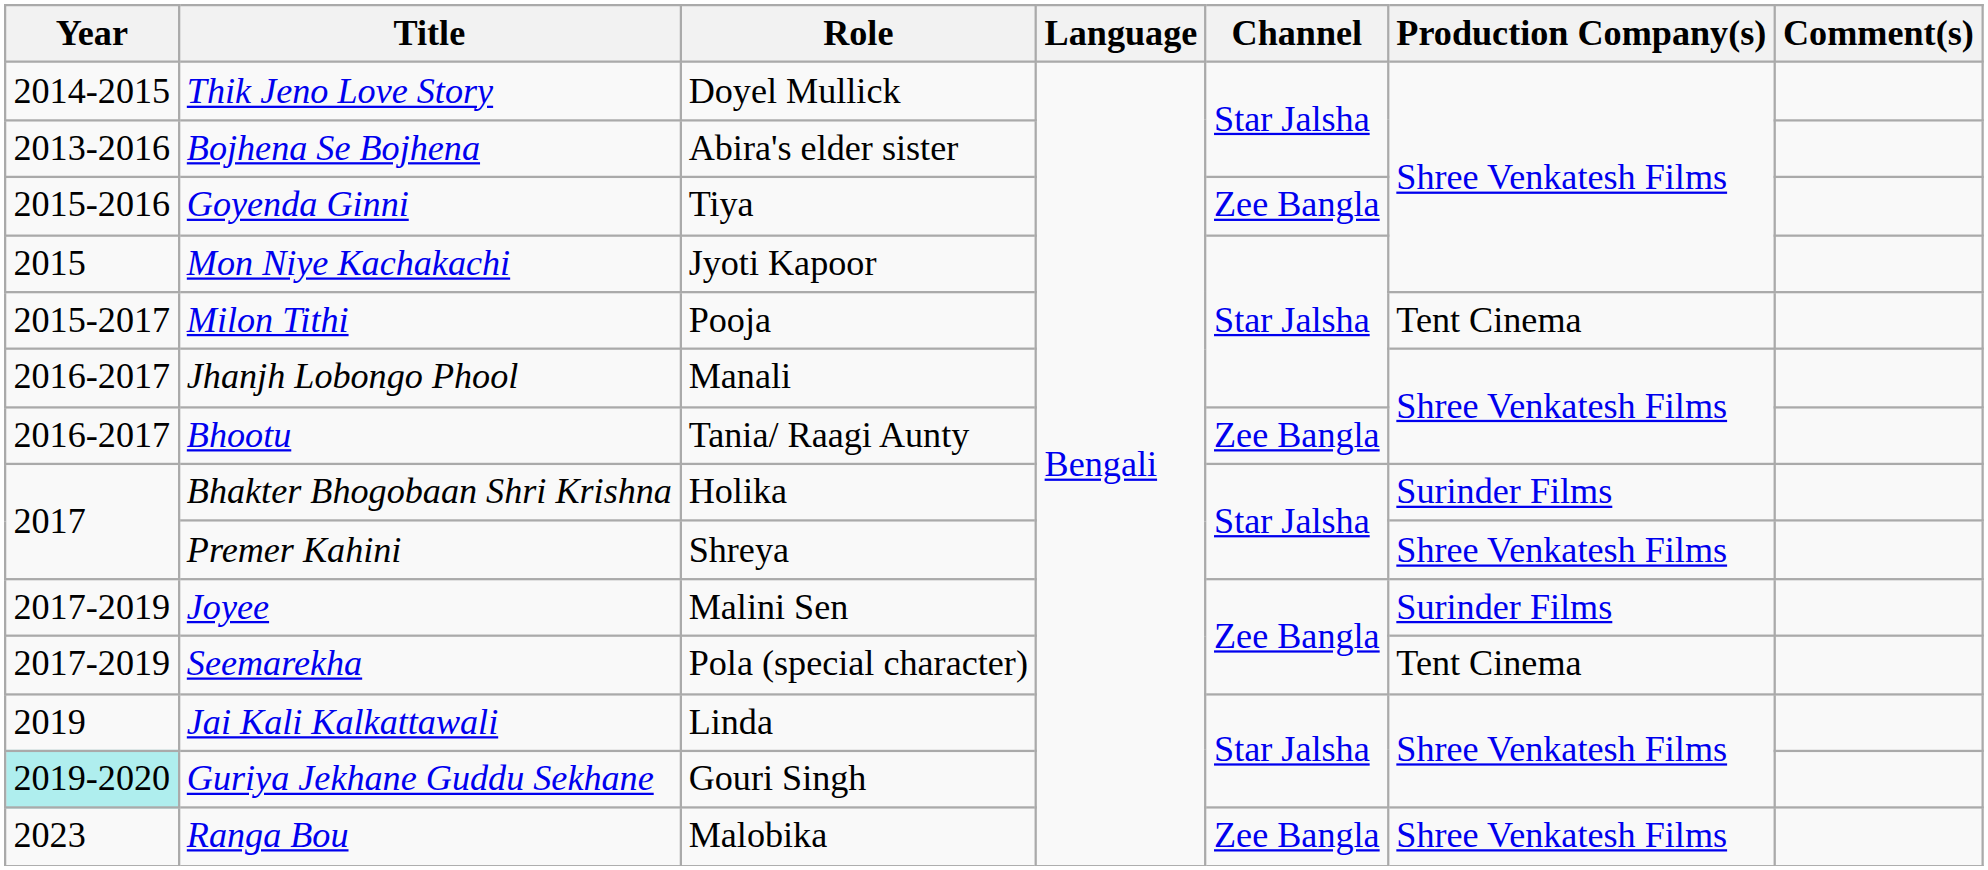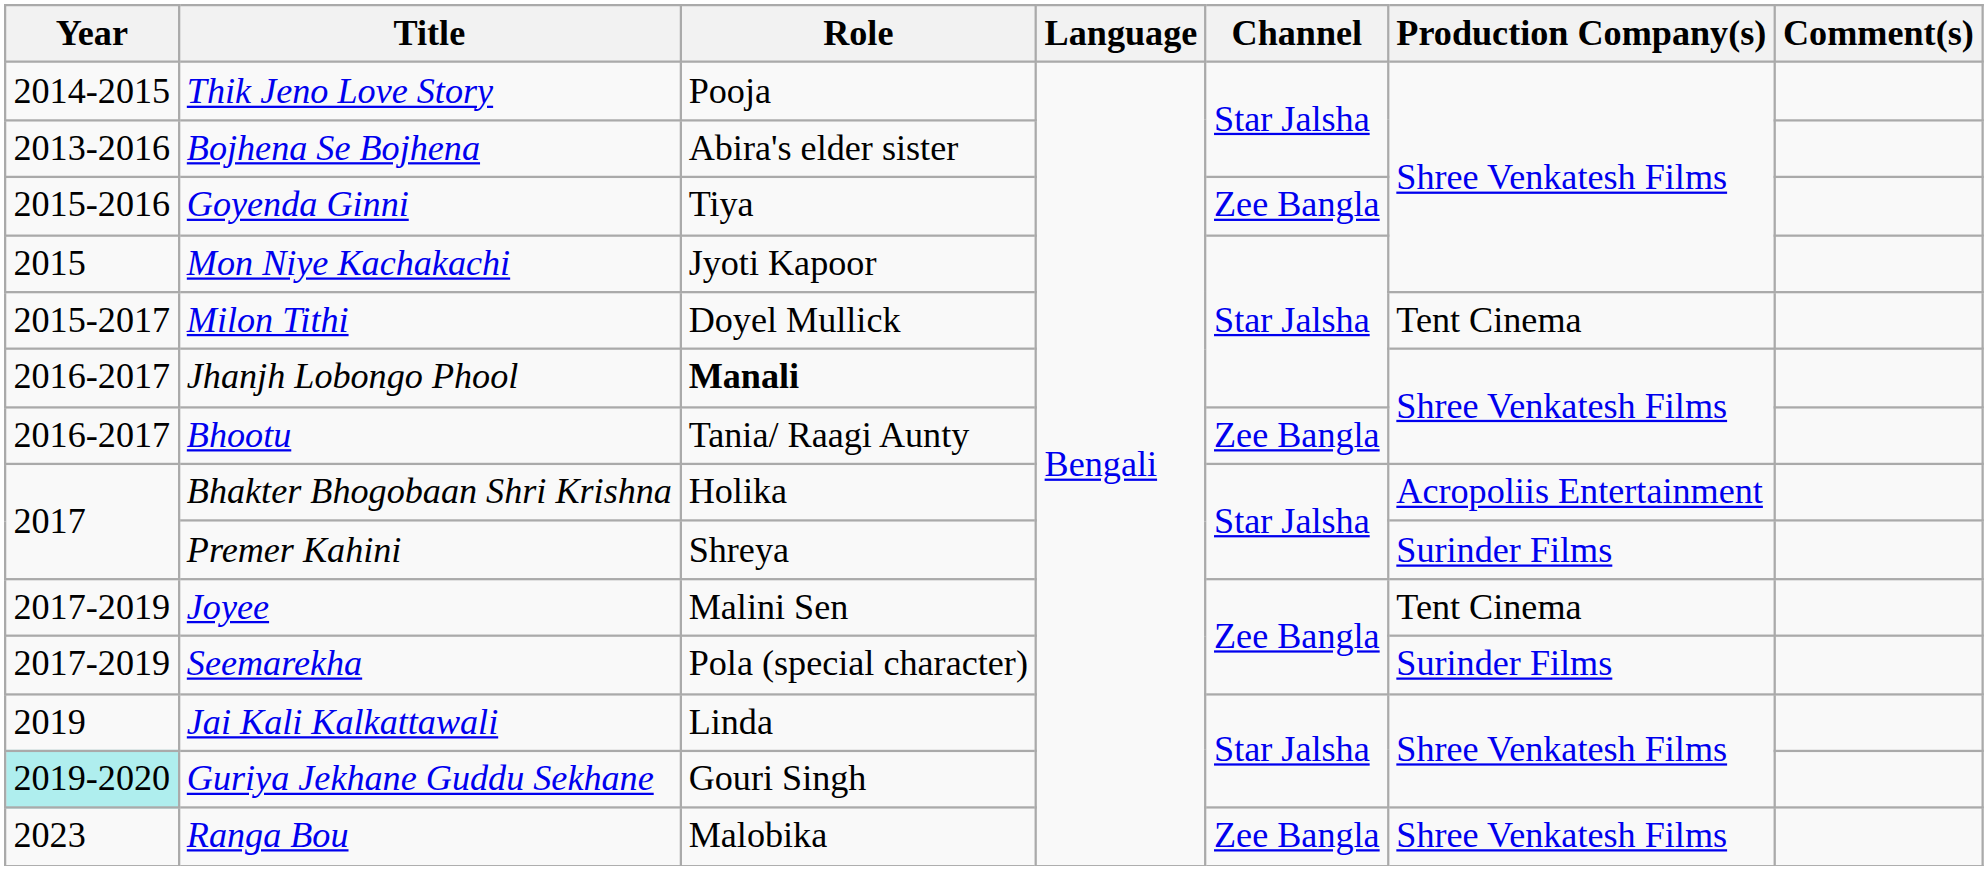(795, 90) Doyel Mullick -> (730, 90) Pooja
(730, 319) Pooja -> (795, 319) Doyel Mullick
(740, 377) normal -> (744, 377) bold
(1504, 491) Surinder Films -> (1580, 491) Acropoliis Entertainment
(1562, 549) Shree Venkatesh Films -> (1504, 549) Surinder Films
(1504, 606) Surinder Films -> (1489, 606) Tent Cinema
(1489, 663) Tent Cinema -> (1504, 663) Surinder Films
